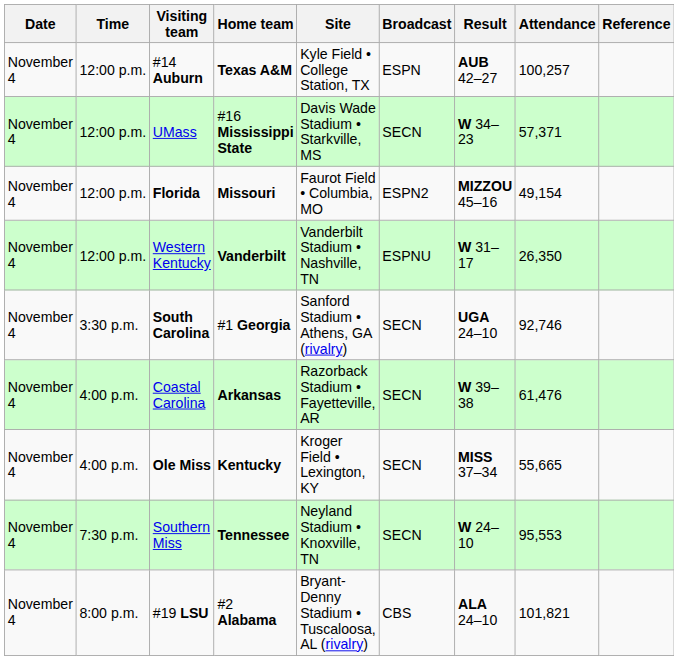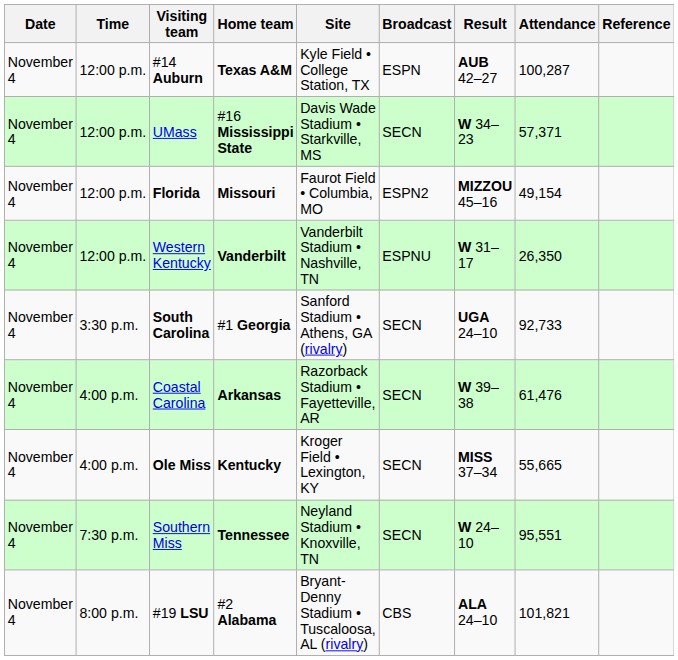(544, 70) 100,257 -> (544, 70) 100,287
(540, 325) 92,746 -> (540, 325) 92,733
(540, 535) 95,553 -> (540, 535) 95,551
